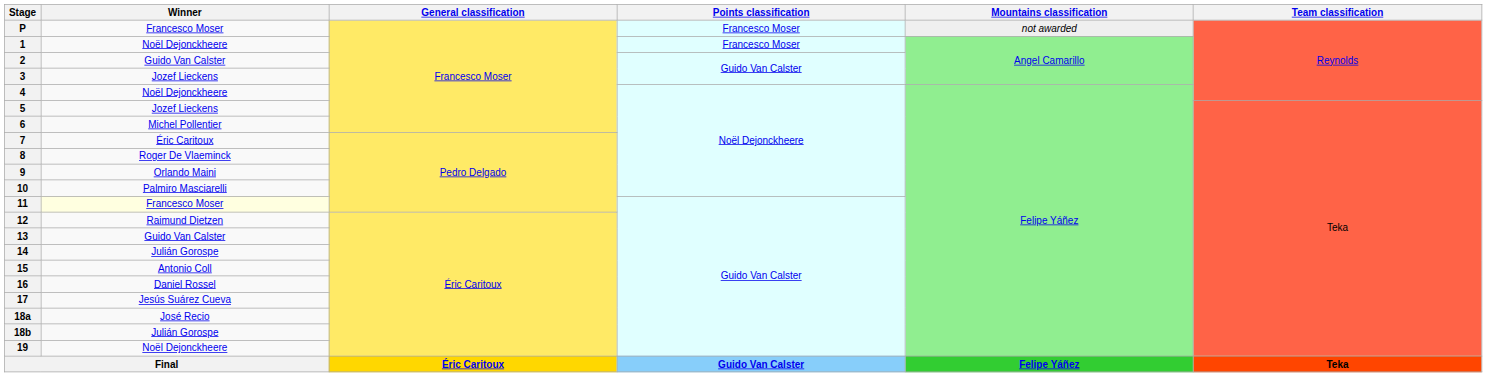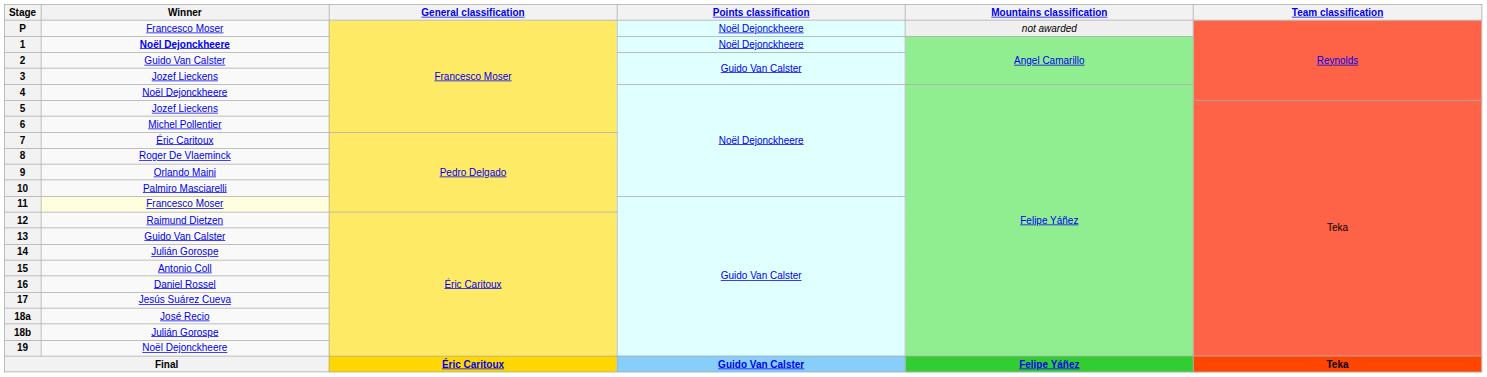(761, 29) Francesco Moser -> (761, 29) Noël Dejonckheere
(185, 45) normal -> (185, 45) bold
(761, 45) Francesco Moser -> (761, 45) Noël Dejonckheere
